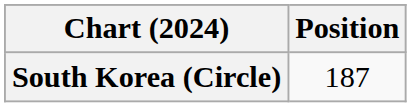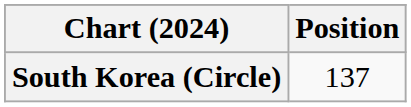(347, 76) 187 -> (347, 76) 137
